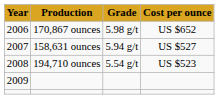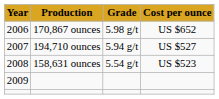(67, 47) 158,631 ounces -> (67, 47) 194,710 ounces
(67, 64) 194,710 ounces -> (67, 64) 158,631 ounces
